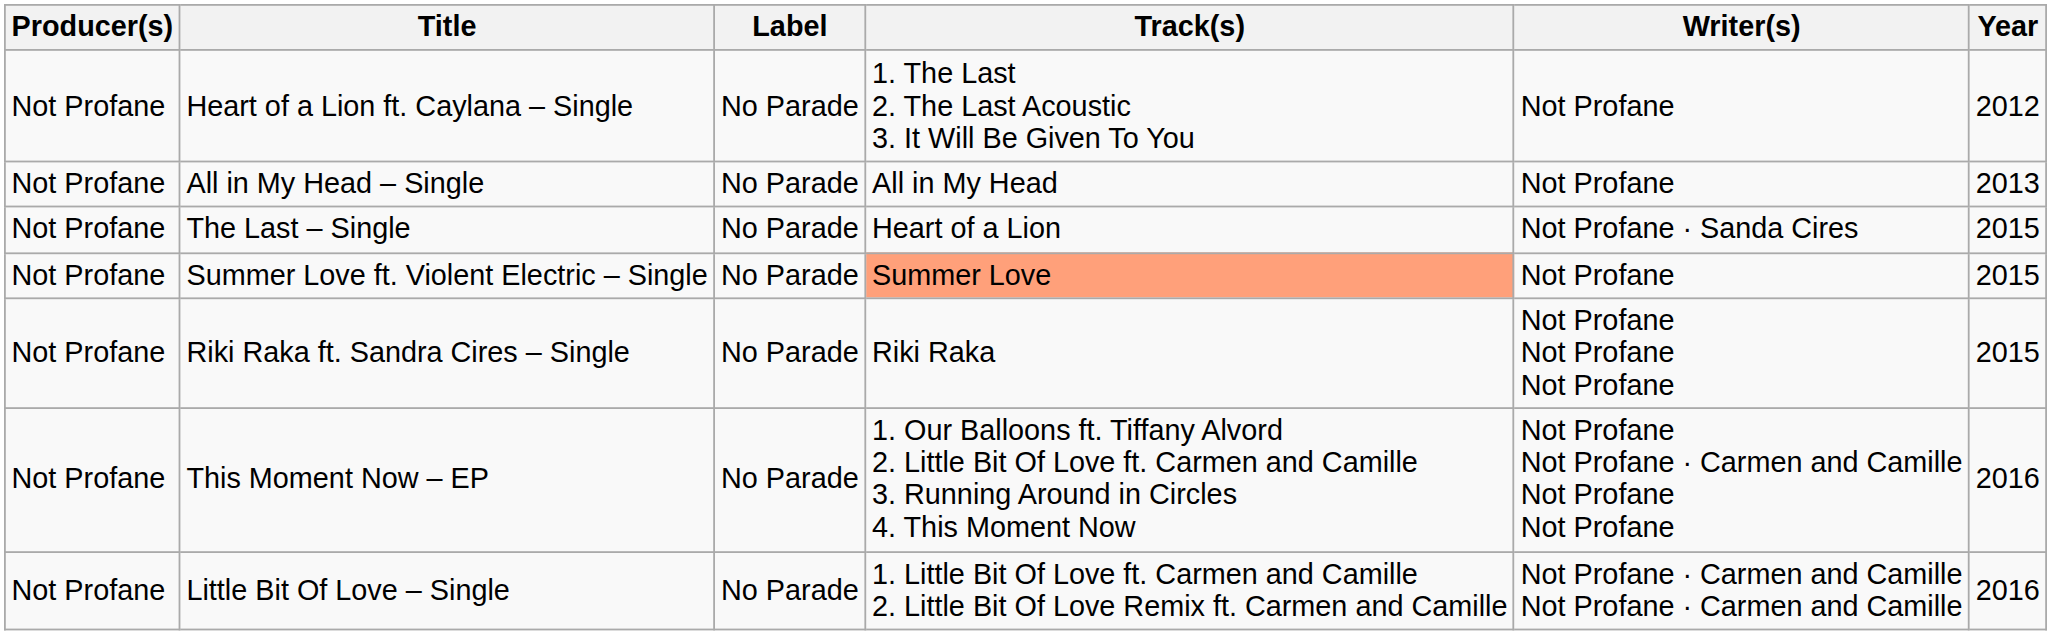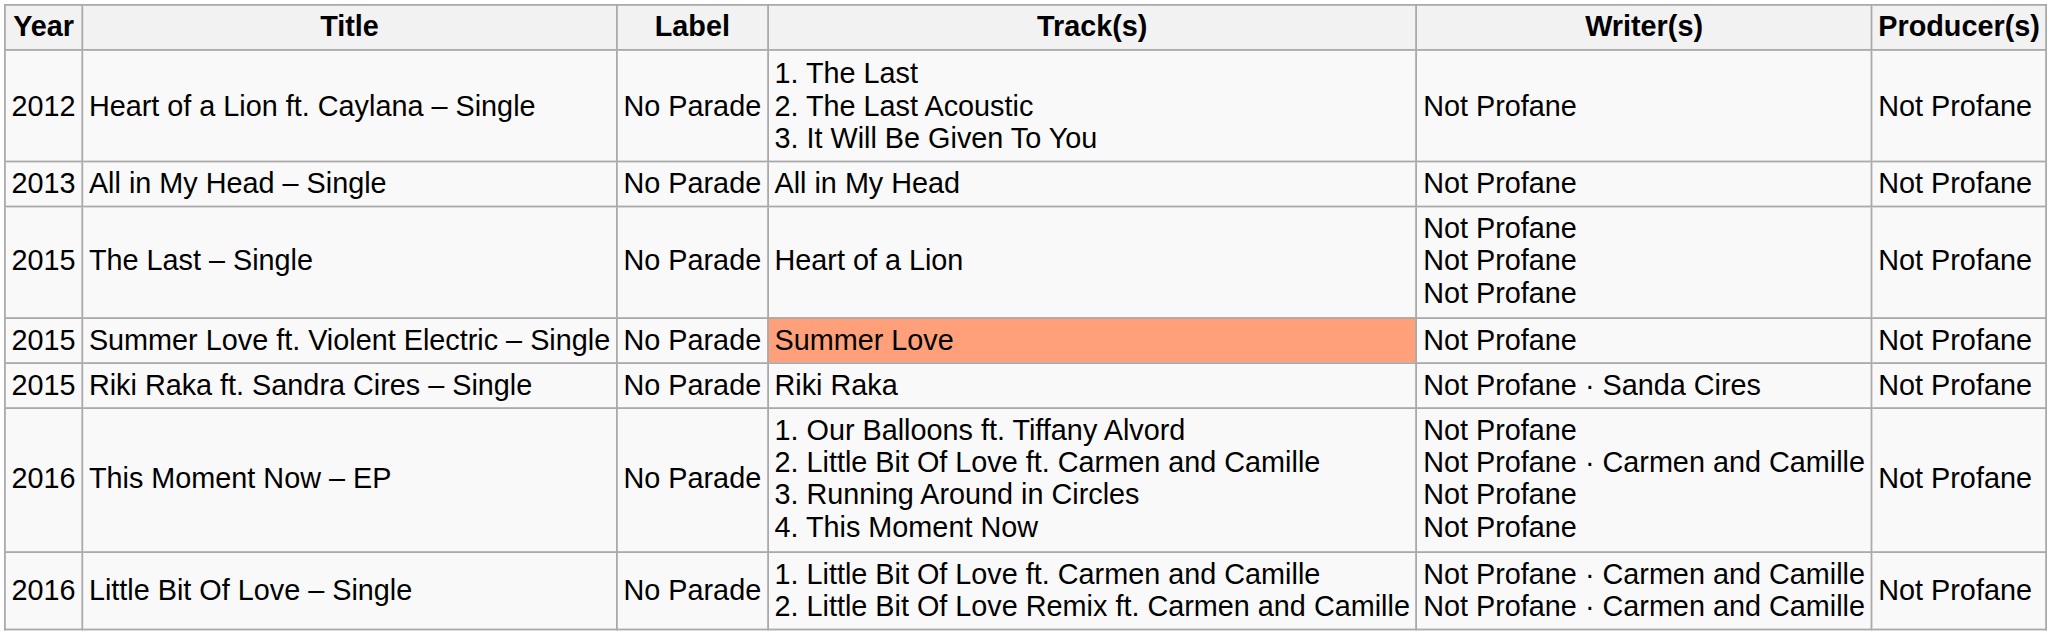columns swapped: (2008, 27) <-> (92, 27)
(1690, 229) Not Profane · Sanda Cires -> (1500, 261) Not Profane Not Profane Not Profane
(1598, 352) Not Profane Not Profane Not Profane -> (1592, 385) Not Profane · Sanda Cires
